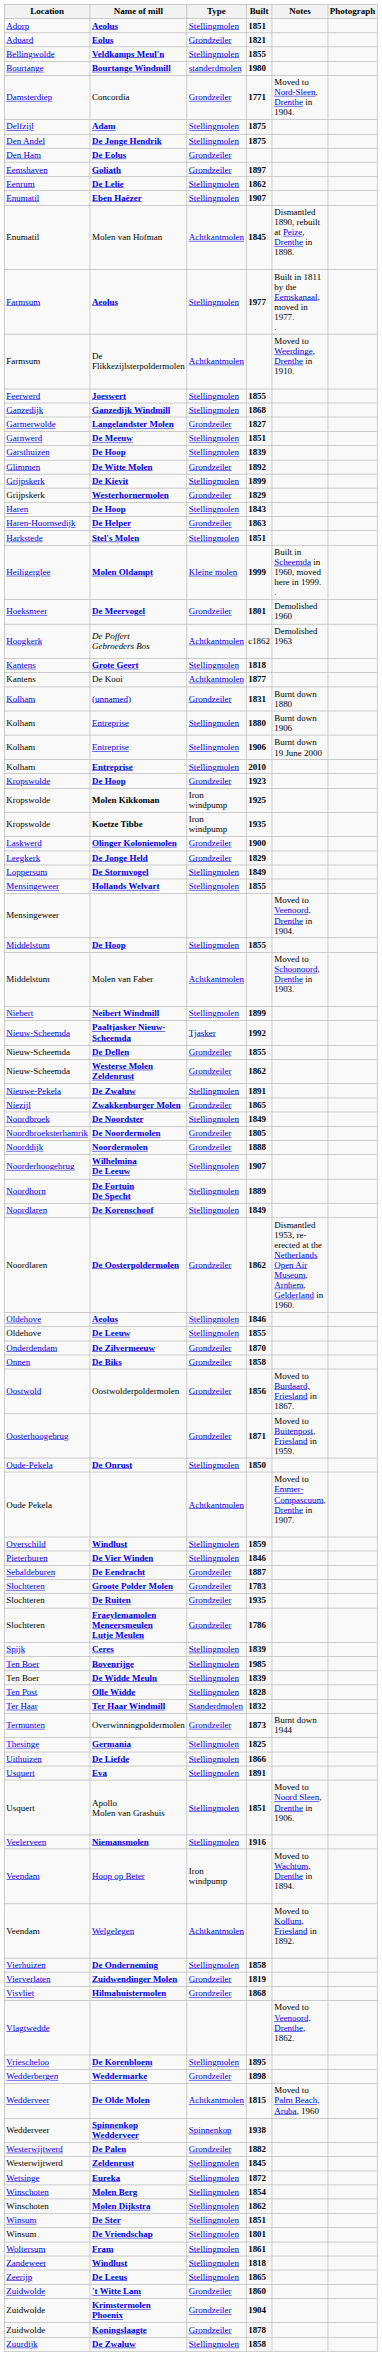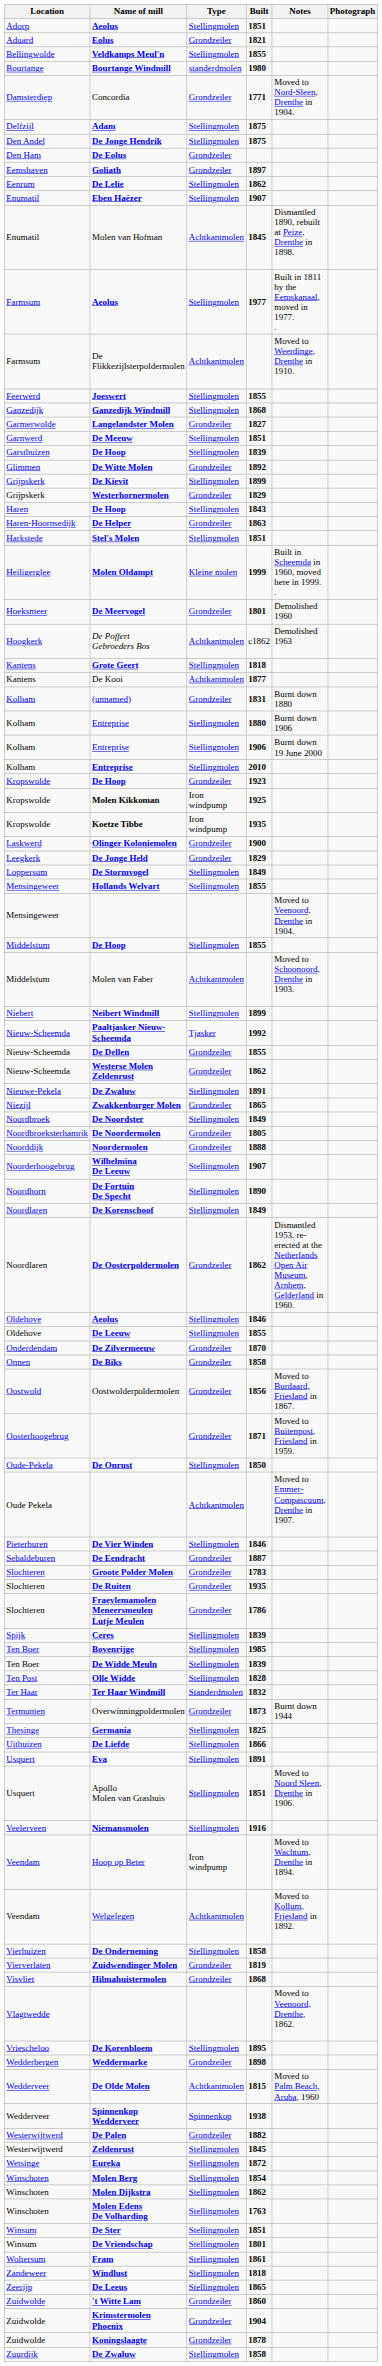(257, 1191) 1889 -> (257, 1191) 1890
- row: (26, 1544)
+ row: (28, 2211)
